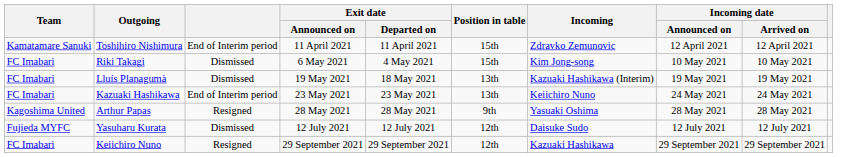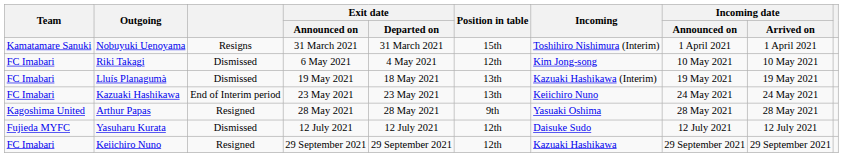+ row: (141, 45)
- row: (139, 45)
(490, 62) 15th -> (493, 62) 12th
